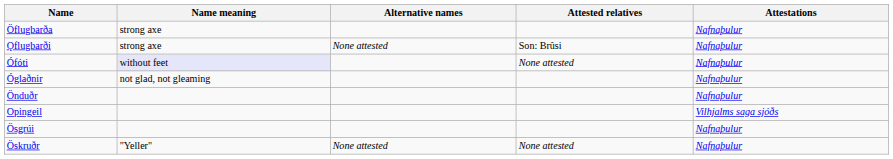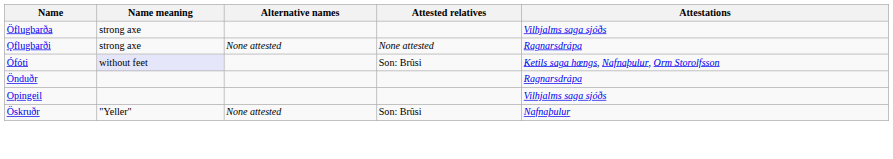(719, 29) Nafnaþulur -> (565, 29) Vilhjalms saga sjóðs
(540, 46) Son: Brûsi -> (406, 46) None attested
(719, 46) Nafnaþulur -> (553, 46) Ragnarsdrápa
(546, 63) None attested -> (400, 63) Son: Brûsi
(719, 63) Nafnaþulur -> (622, 63) Ketils saga hœngs, Nafnaþulur, Orm Storolfsson
- row: (25, 79)
(719, 96) Nafnaþulur -> (553, 79) Ragnarsdrápa
- row: (20, 129)
(546, 146) None attested -> (400, 112) Son: Brûsi
